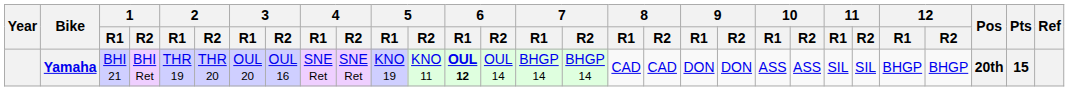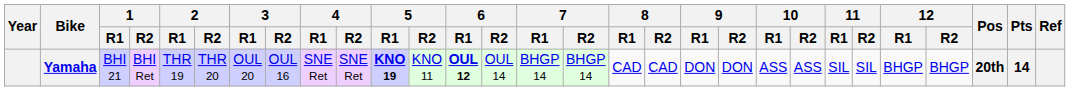(389, 68) normal -> (390, 68) bold
(1021, 68) 15 -> (1022, 68) 14
